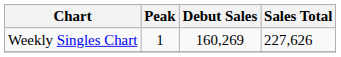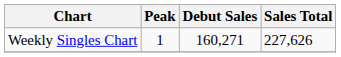(220, 39) 160,269 -> (220, 39) 160,271
